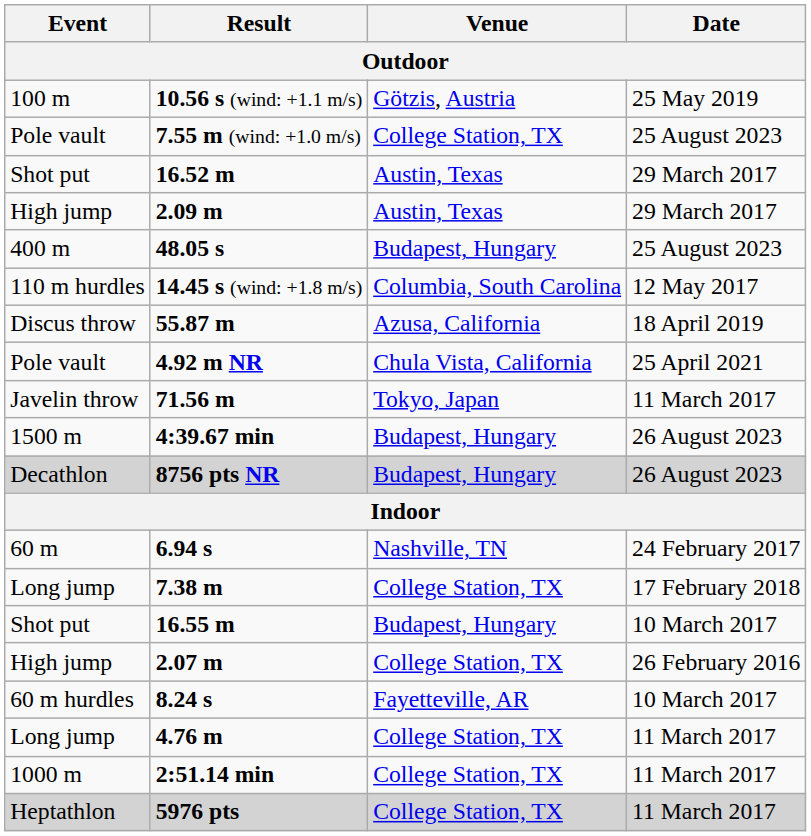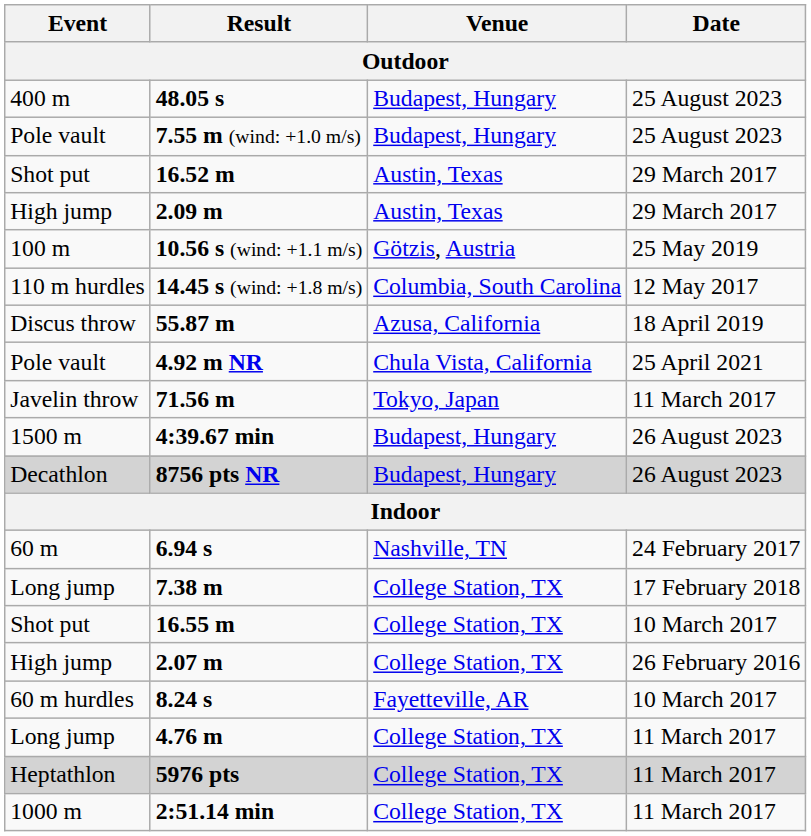rows swapped: (259, 98) <-> (190, 248)
(468, 135) College Station, TX -> (465, 135) Budapest, Hungary
(465, 624) Budapest, Hungary -> (468, 624) College Station, TX
rows swapped: (215, 774) <-> (197, 811)
